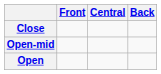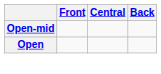- row: (31, 28)
